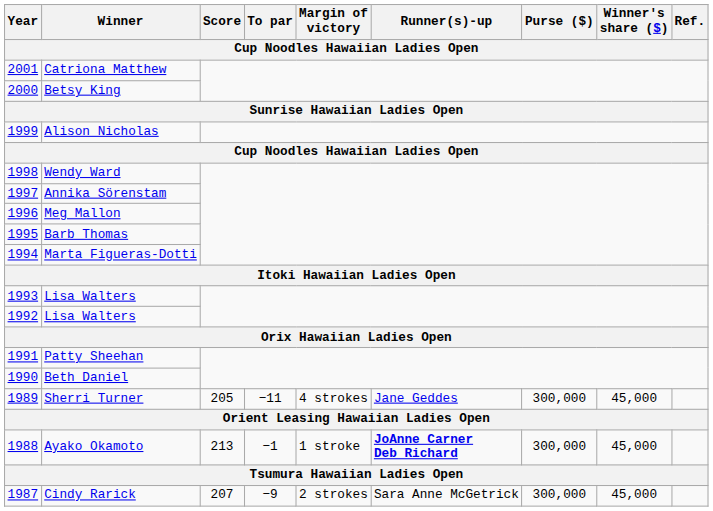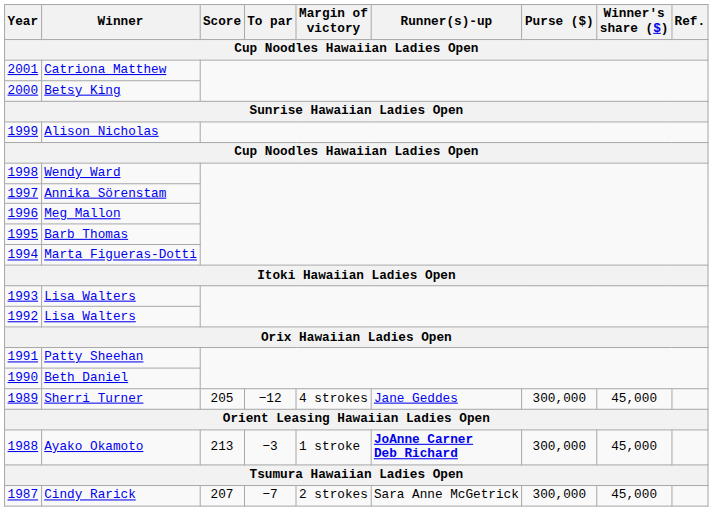(270, 399) −11 -> (270, 399) −12
(270, 447) −1 -> (270, 447) −3
(270, 496) −9 -> (270, 496) −7
